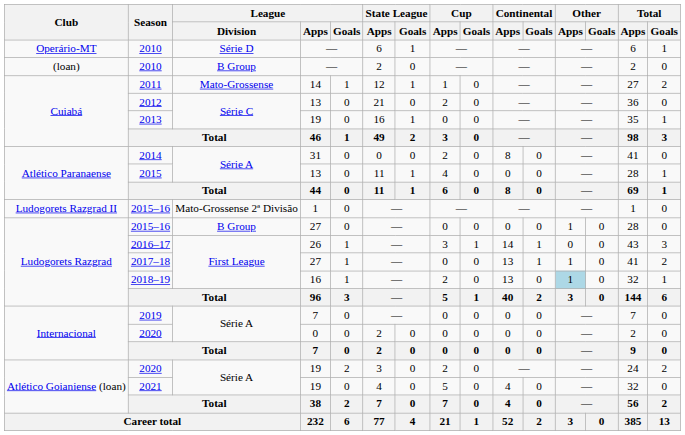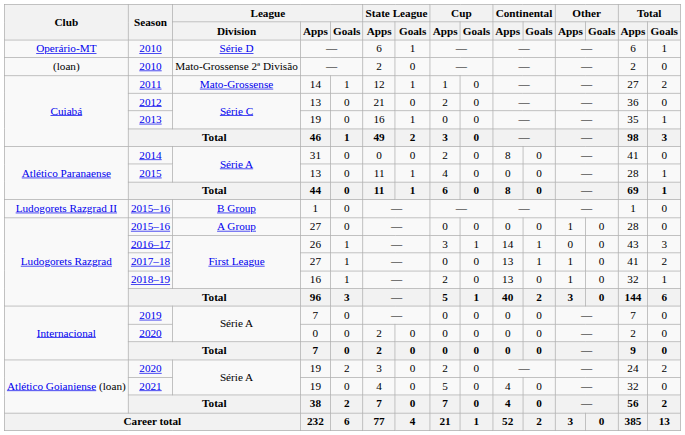(237, 66) B Group -> (237, 66) Mato-Grossense 2ª Divisão
(237, 208) Mato-Grossense 2ª Divisão -> (237, 208) B Group
(237, 226) B Group -> (237, 226) A Group
(570, 279) lightblue background -> (570, 279) no background
